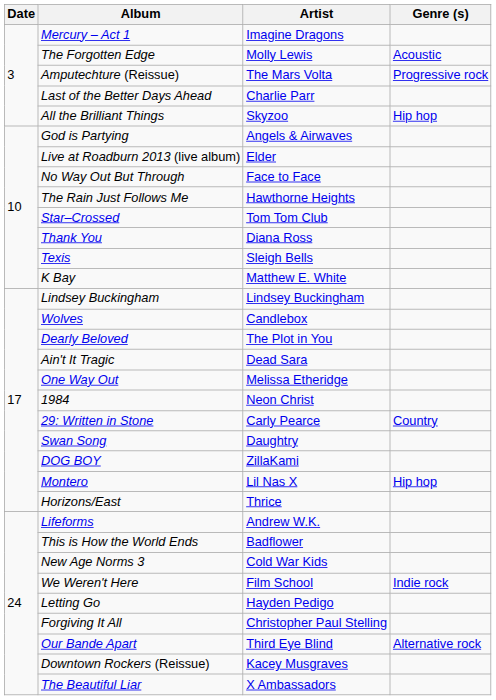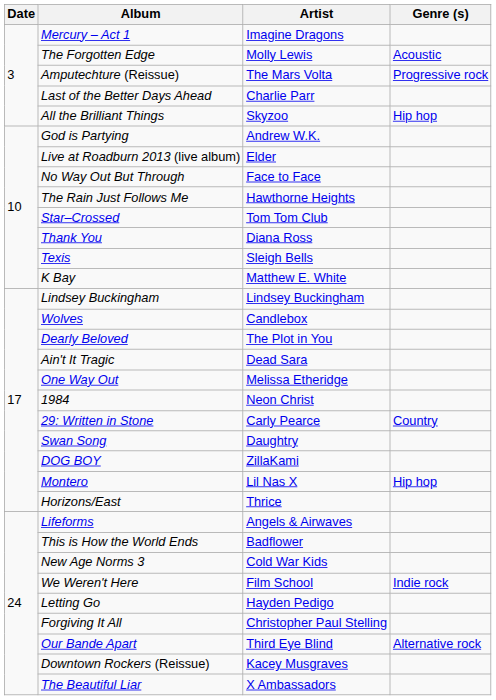(299, 136) Angels & Airwaves -> (283, 136) Andrew W.K.
(283, 522) Andrew W.K. -> (299, 522) Angels & Airwaves
